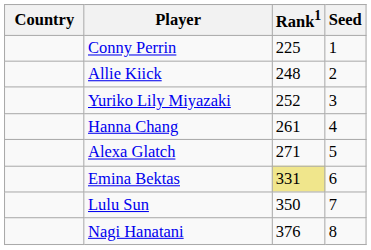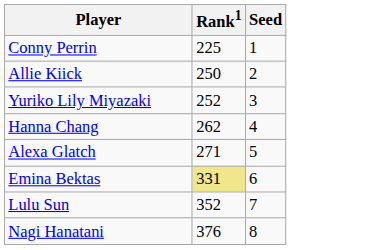- column: (44, 19)
(288, 74) 248 -> (209, 74) 250
(288, 126) 261 -> (209, 126) 262
(288, 204) 350 -> (209, 204) 352
